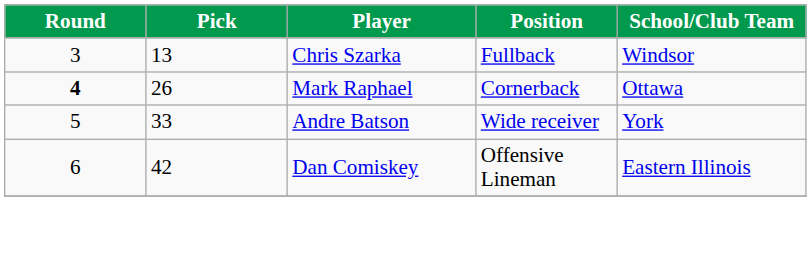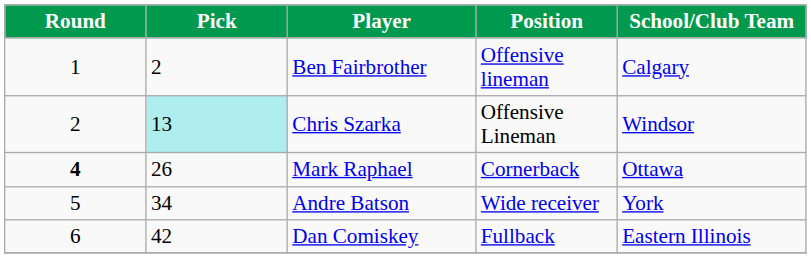+ row: (359, 66)
(75, 54) 3 -> (75, 123) 2
(161, 54) no background -> (161, 123) paleturquoise background
(518, 54) Fullback -> (522, 123) Offensive Lineman
(161, 121) 33 -> (161, 202) 34
(522, 167) Offensive Lineman -> (518, 236) Fullback
